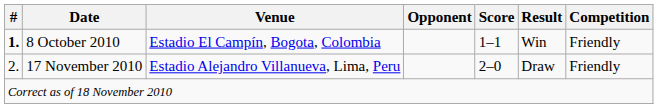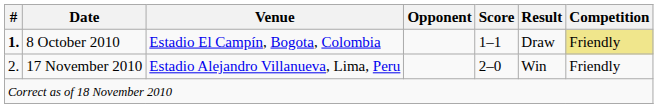(534, 41) Win -> (538, 41) Draw
(595, 41) no background -> (595, 41) khaki background
(538, 66) Draw -> (534, 66) Win
